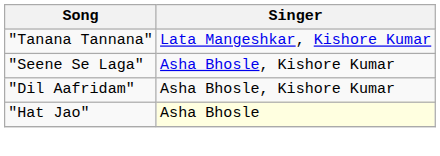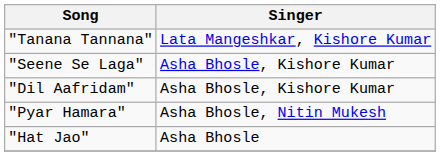+ row: (67, 114)
(210, 114) lightyellow background -> (210, 139) no background
